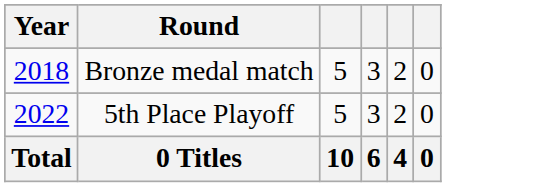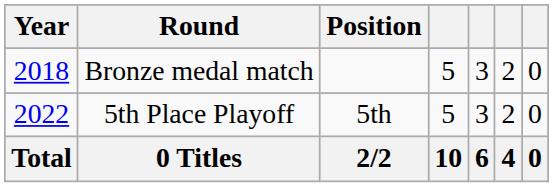+ column: (374, 26)
